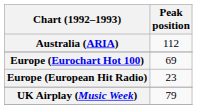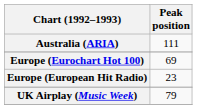(171, 43) 112 -> (171, 43) 111
